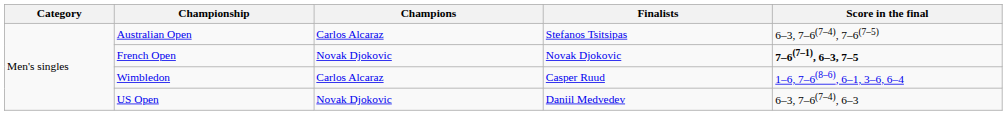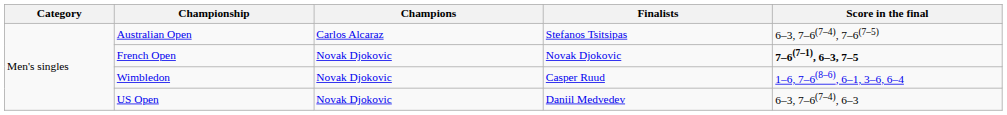(350, 78) Carlos Alcaraz -> (354, 78) Novak Djokovic
